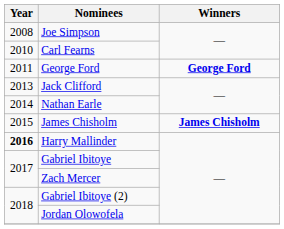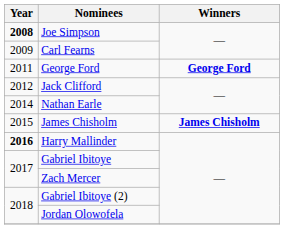(21, 31) normal -> (21, 31) bold
(21, 50) 2010 -> (21, 50) 2009
(21, 86) 2013 -> (21, 86) 2012
